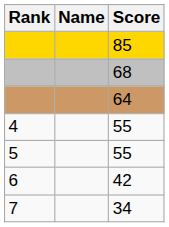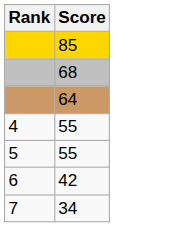- column: (82, 18)
